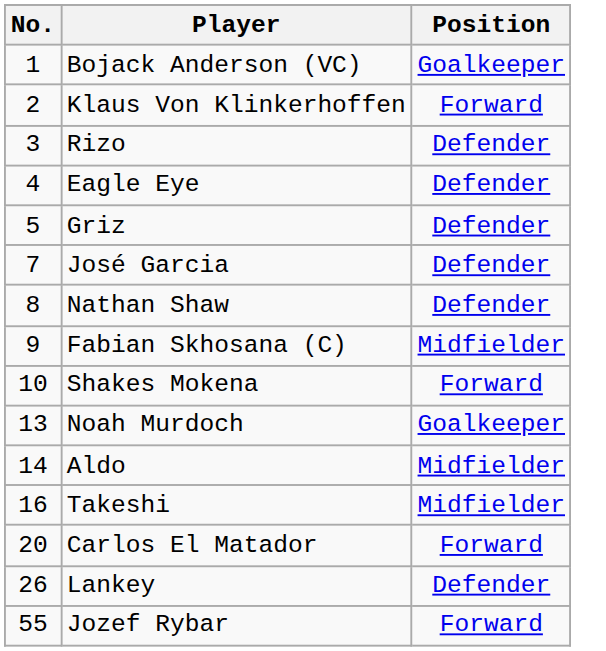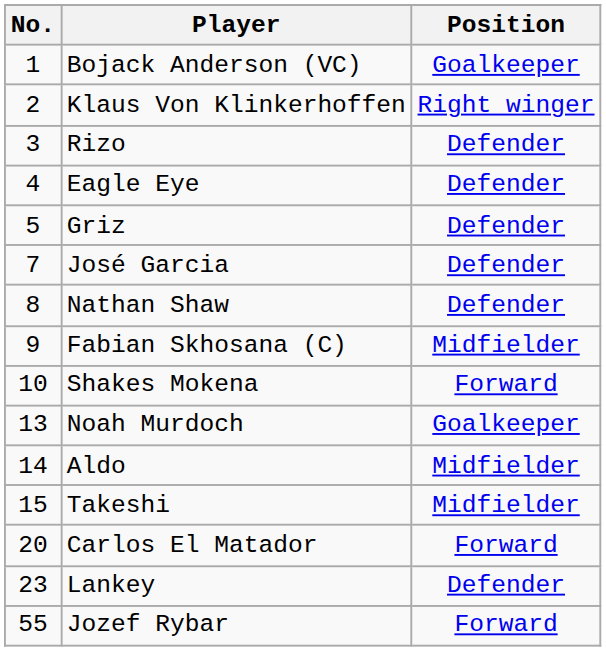(491, 105) Forward -> (506, 105) Right winger
(33, 505) 16 -> (33, 505) 15
(33, 586) 26 -> (33, 586) 23
